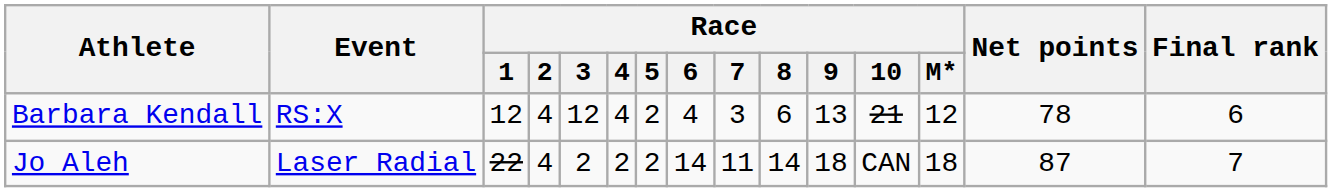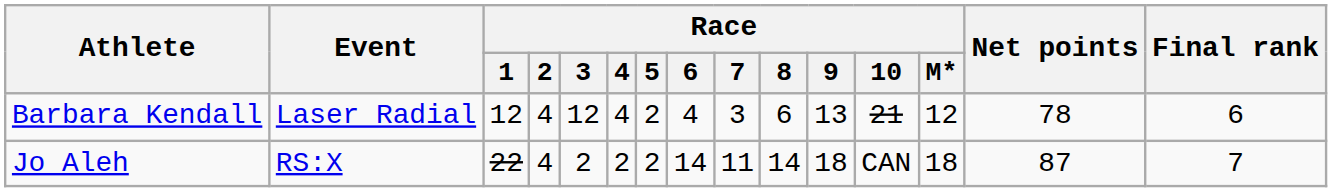(309, 117) RS:X -> (376, 117) Laser Radial
(376, 163) Laser Radial -> (309, 163) RS:X
